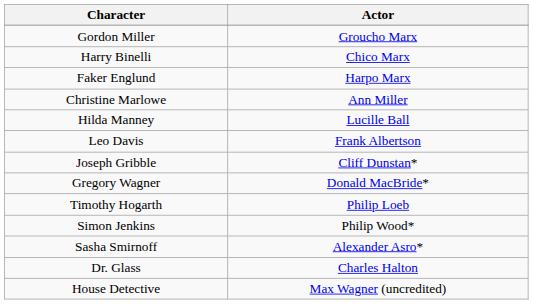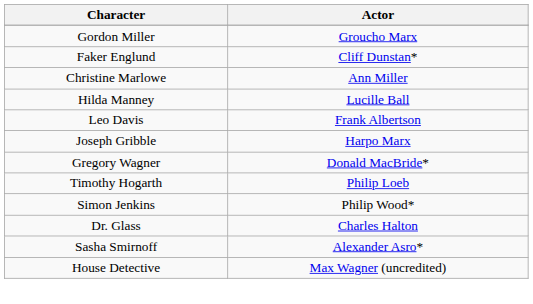- row: (116, 57)
(378, 78) Harpo Marx -> (378, 57) Cliff Dunstan*
(378, 162) Cliff Dunstan* -> (378, 141) Harpo Marx
rows swapped: (116, 246) <-> (116, 267)
